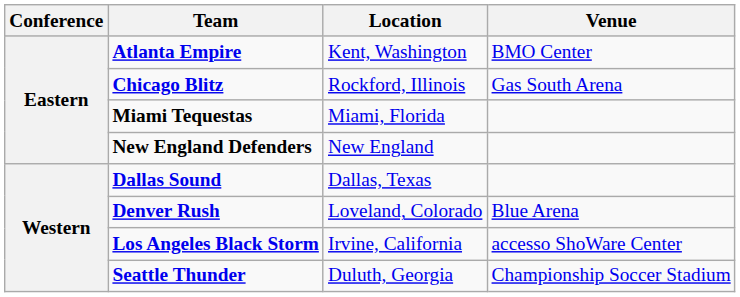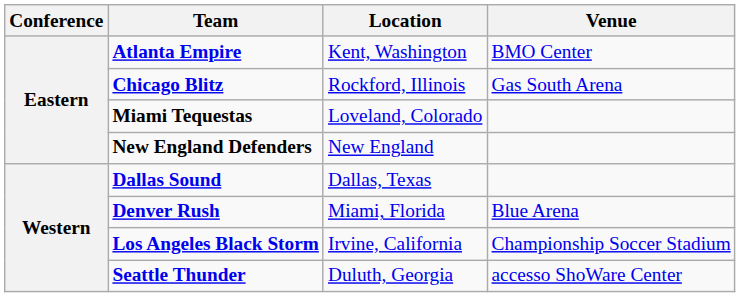(386, 115) Miami, Florida -> (405, 115) Loveland, Colorado
(405, 211) Loveland, Colorado -> (386, 211) Miami, Florida
(587, 243) accesso ShoWare Center -> (611, 243) Championship Soccer Stadium
(611, 274) Championship Soccer Stadium -> (587, 274) accesso ShoWare Center
